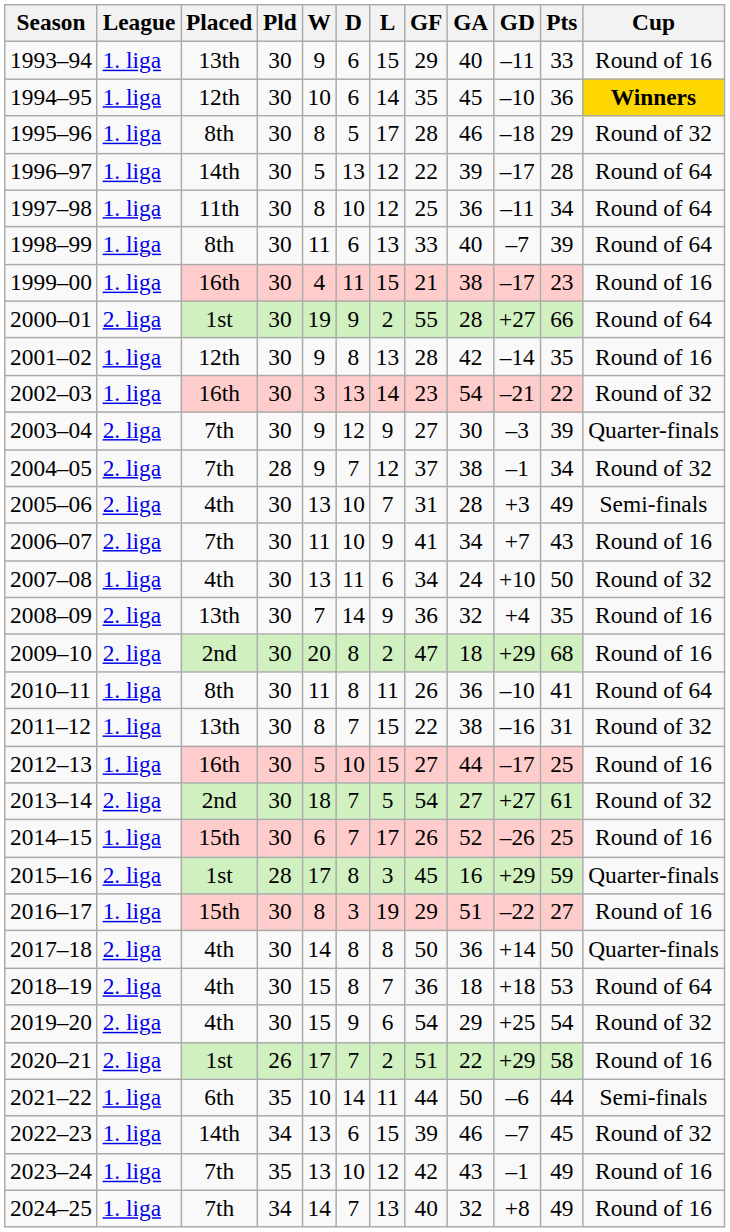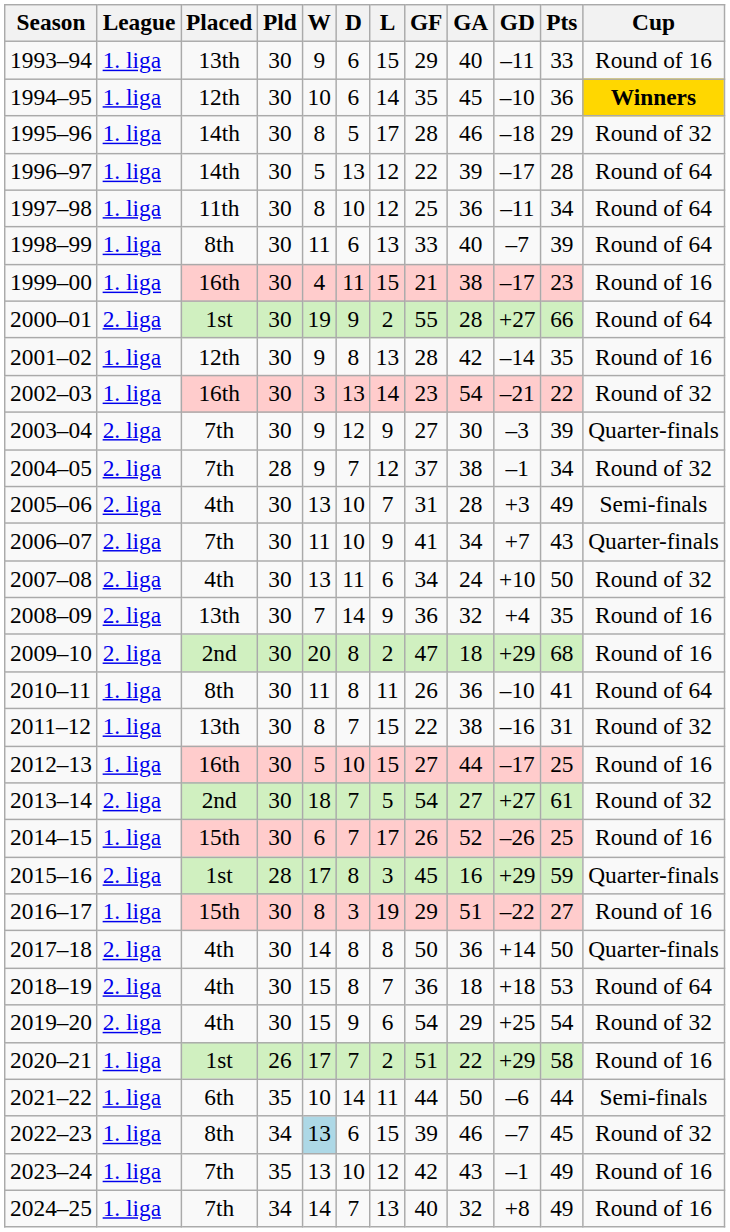(219, 134) 8th -> (219, 134) 14th
(653, 541) Round of 16 -> (653, 541) Quarter-finals
(132, 578) 1. liga -> (132, 578) 2. liga
(132, 1060) 2. liga -> (132, 1060) 1. liga
(219, 1134) 14th -> (219, 1134) 8th
(319, 1134) no background -> (319, 1134) lightblue background
